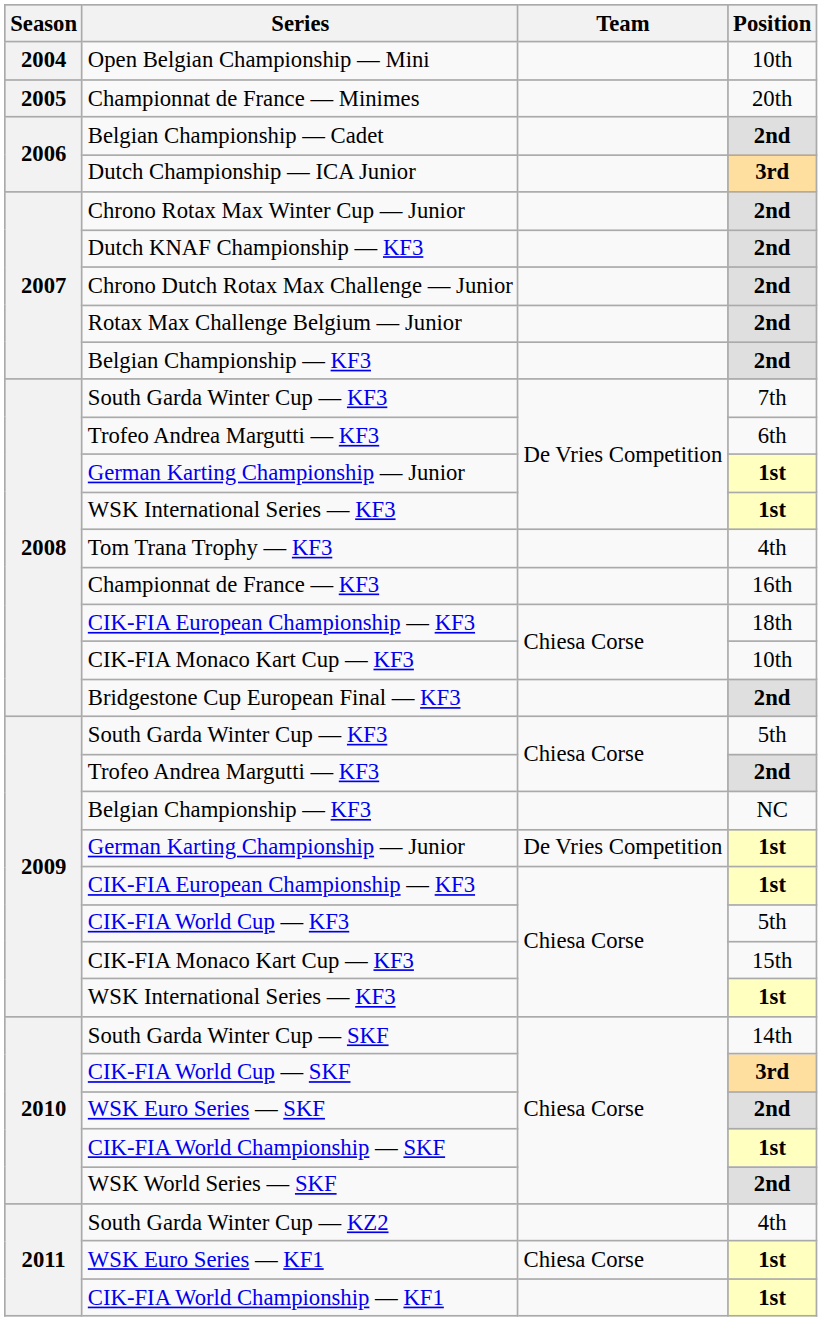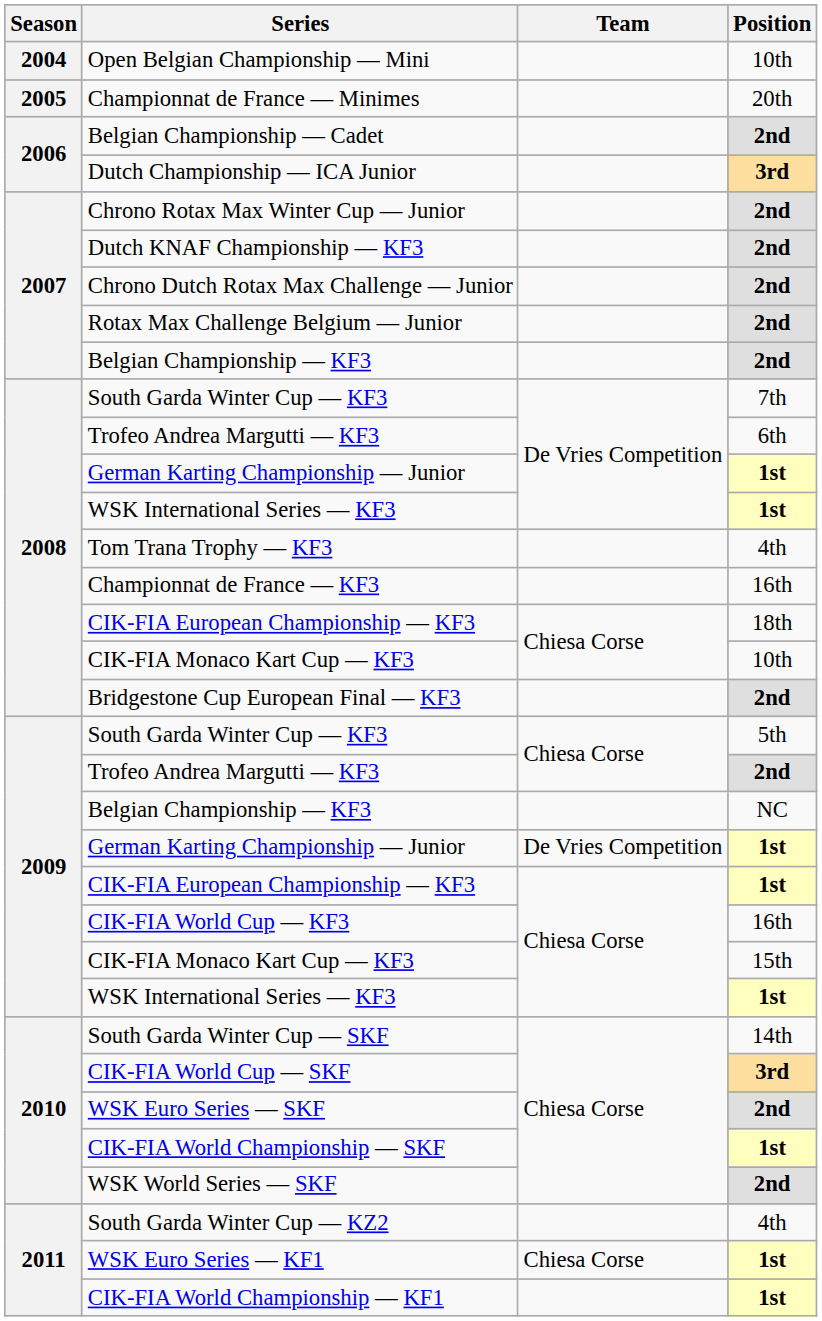(772, 922) 5th -> (772, 922) 16th
